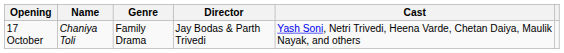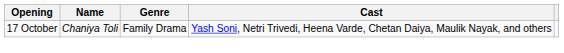- column: (224, 12)
